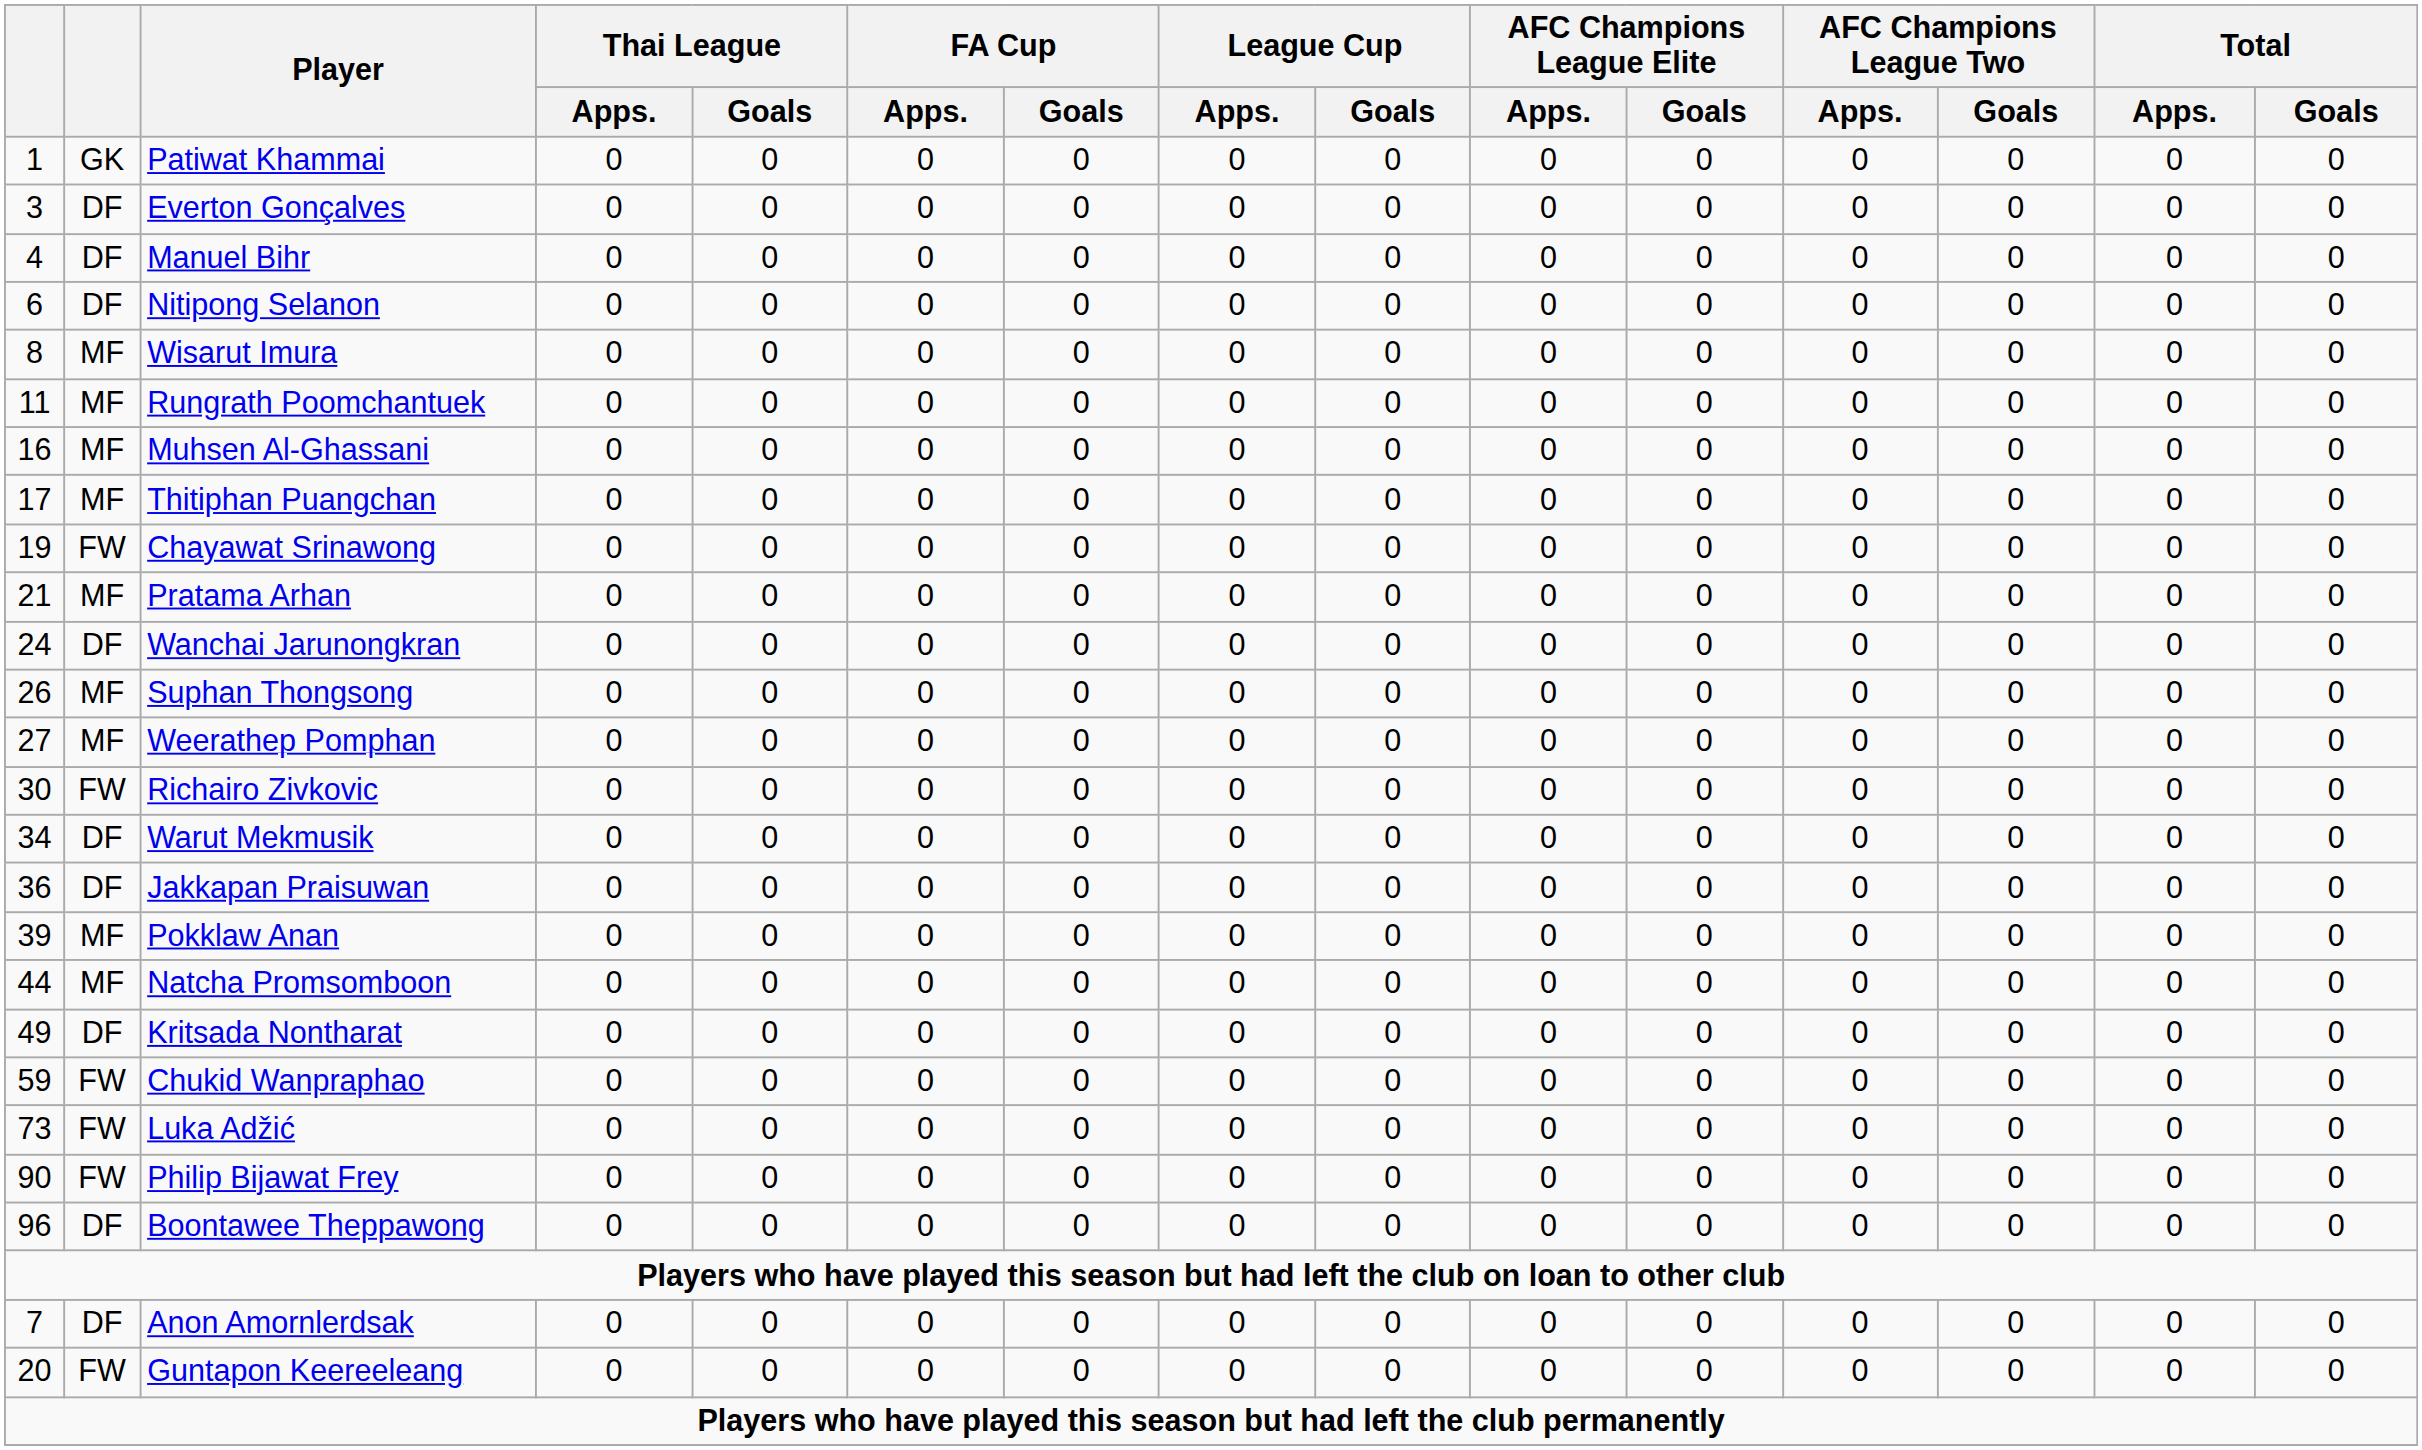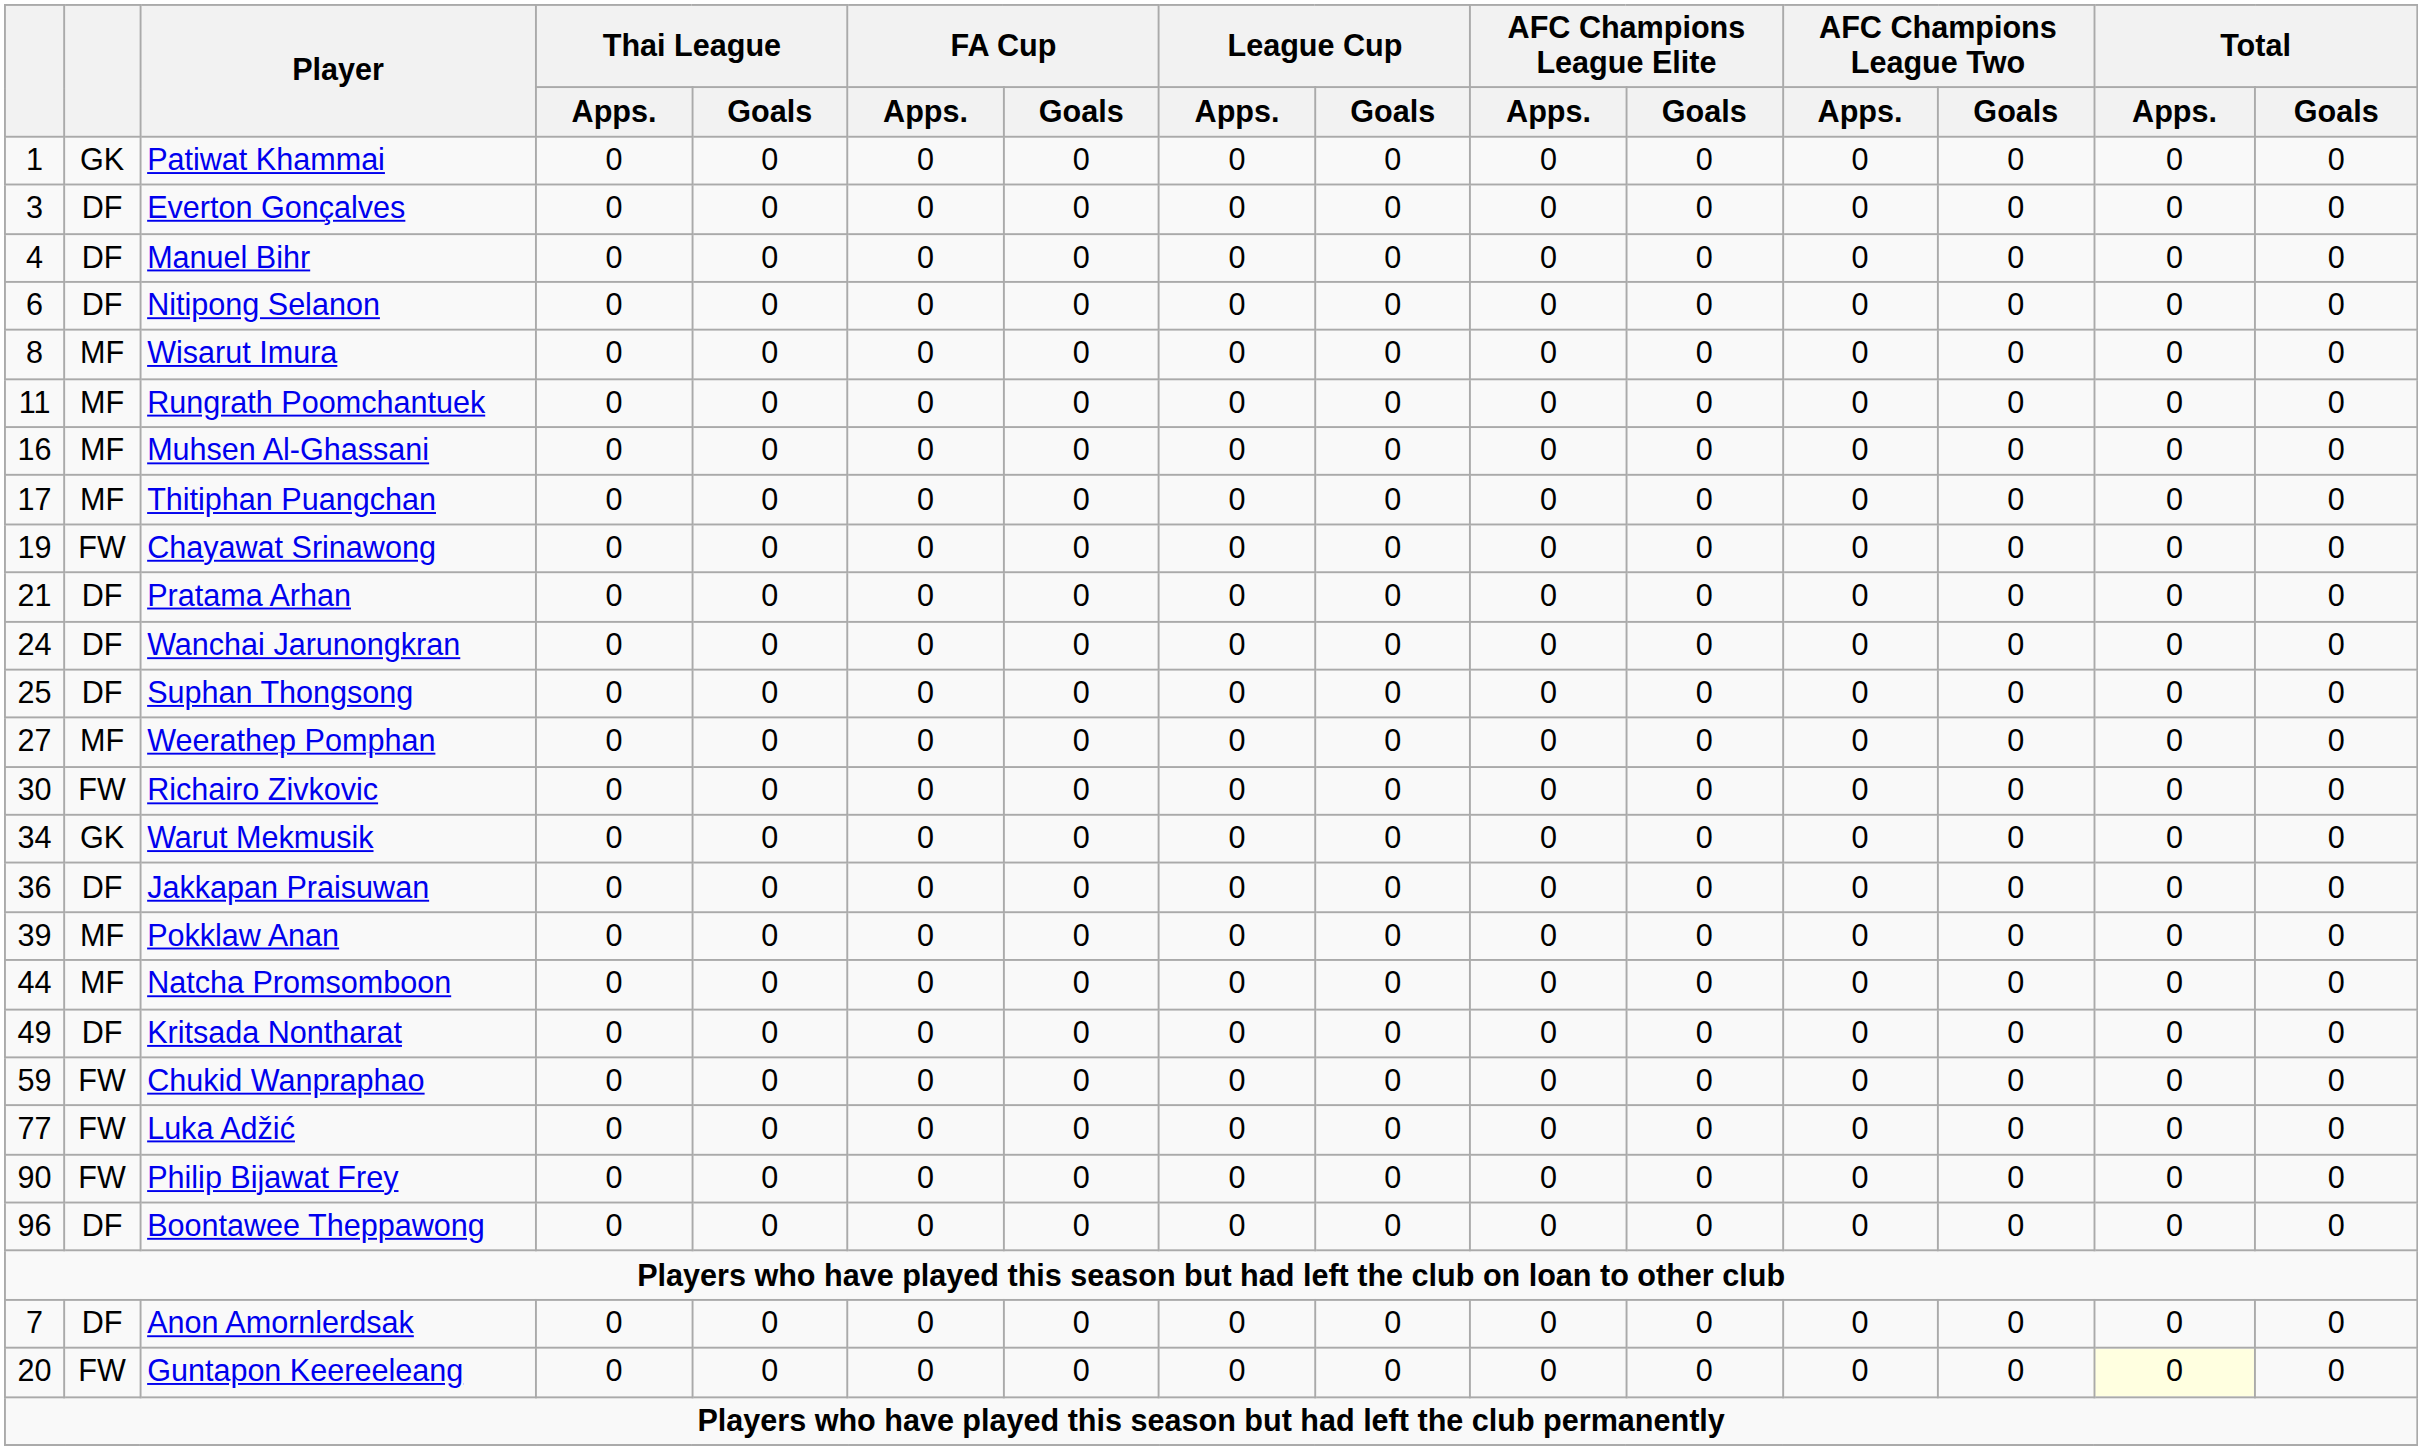(102, 596) MF -> (102, 596) DF
(35, 693) 26 -> (35, 693) 25
(102, 693) MF -> (102, 693) DF
(102, 838) DF -> (102, 838) GK
(35, 1129) 73 -> (35, 1129) 77
(2175, 1371) no background -> (2175, 1371) lightyellow background
